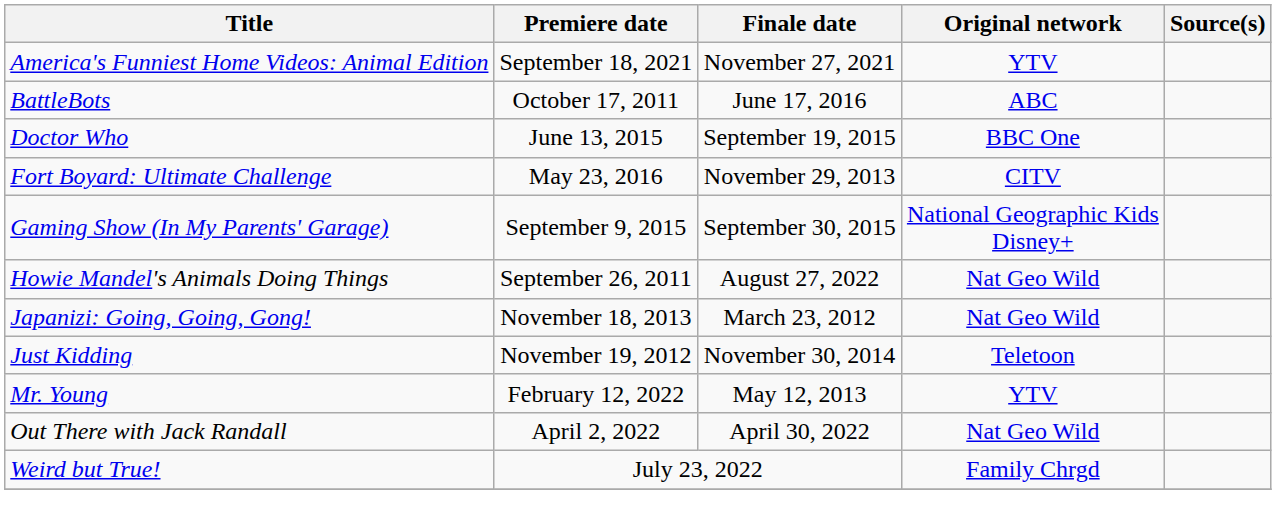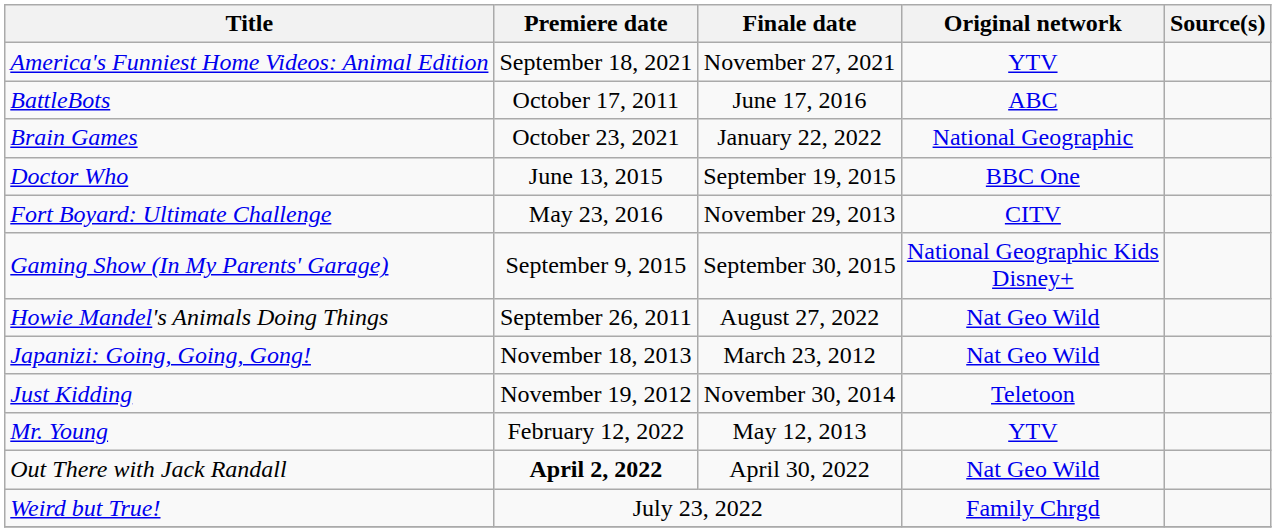+ row: (74, 137)
(596, 431) normal -> (596, 469) bold
